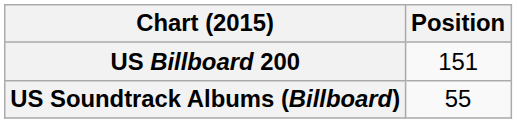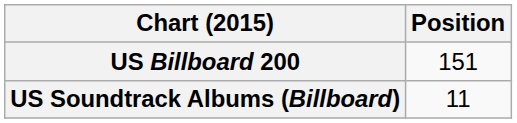(458, 99) 55 -> (458, 99) 11
